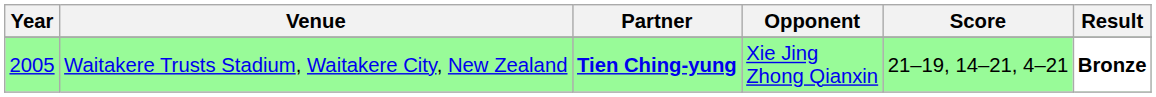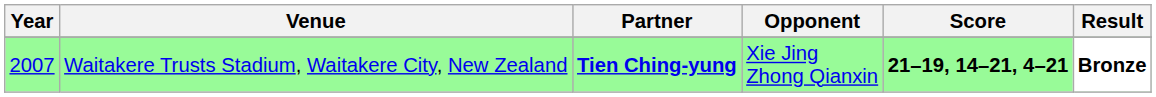(32, 64) 2005 -> (32, 64) 2007
(978, 64) normal -> (978, 64) bold
